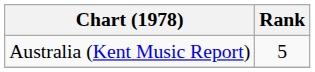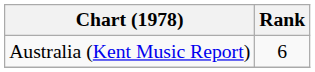(282, 51) 5 -> (282, 51) 6
